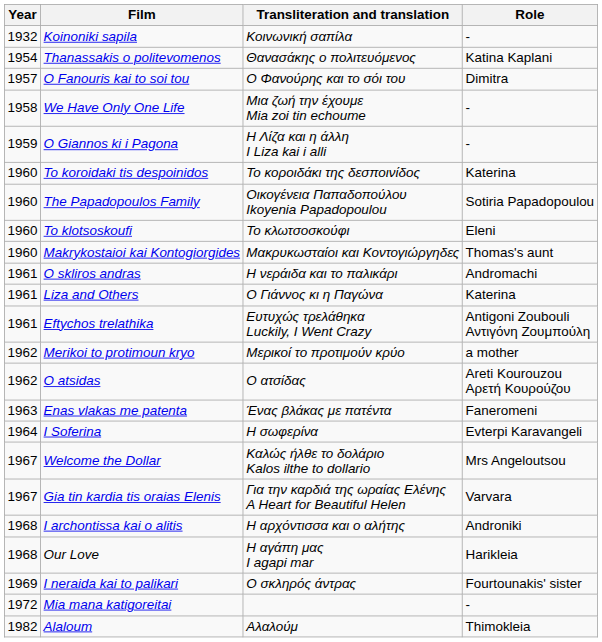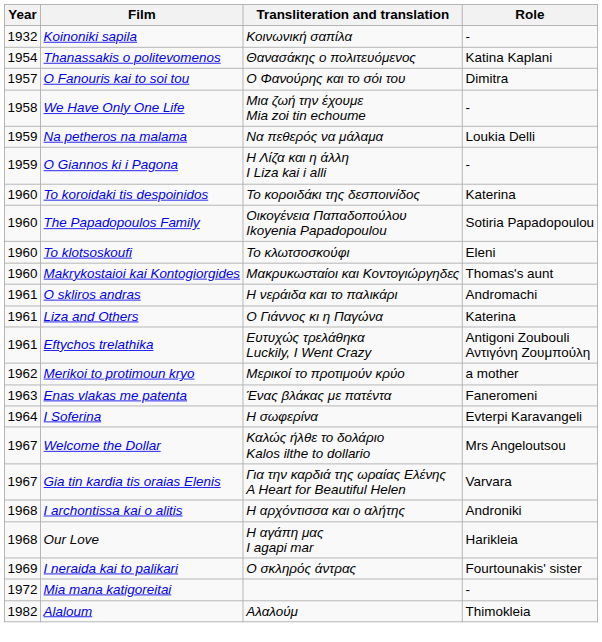+ row: (115, 136)
- row: (72, 381)
